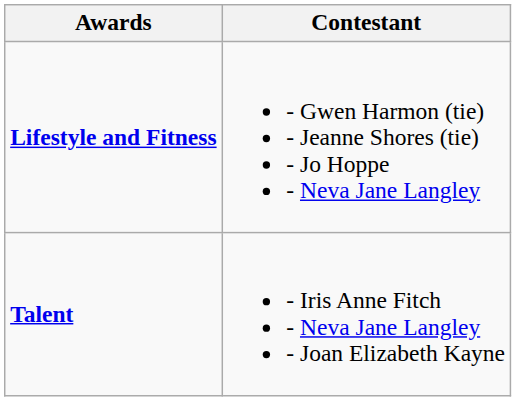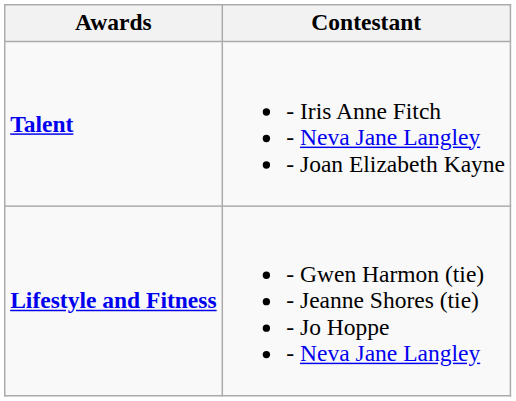rows swapped: (113, 136) <-> (42, 313)
